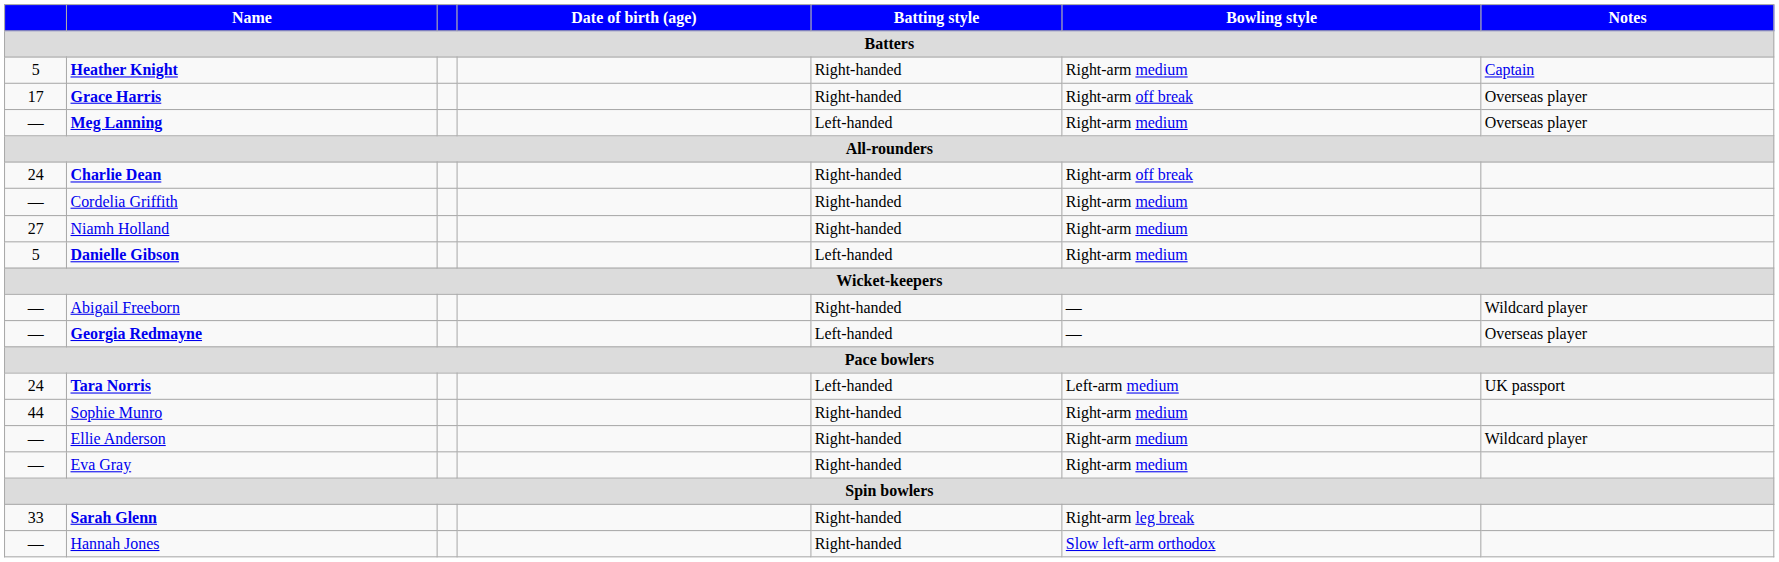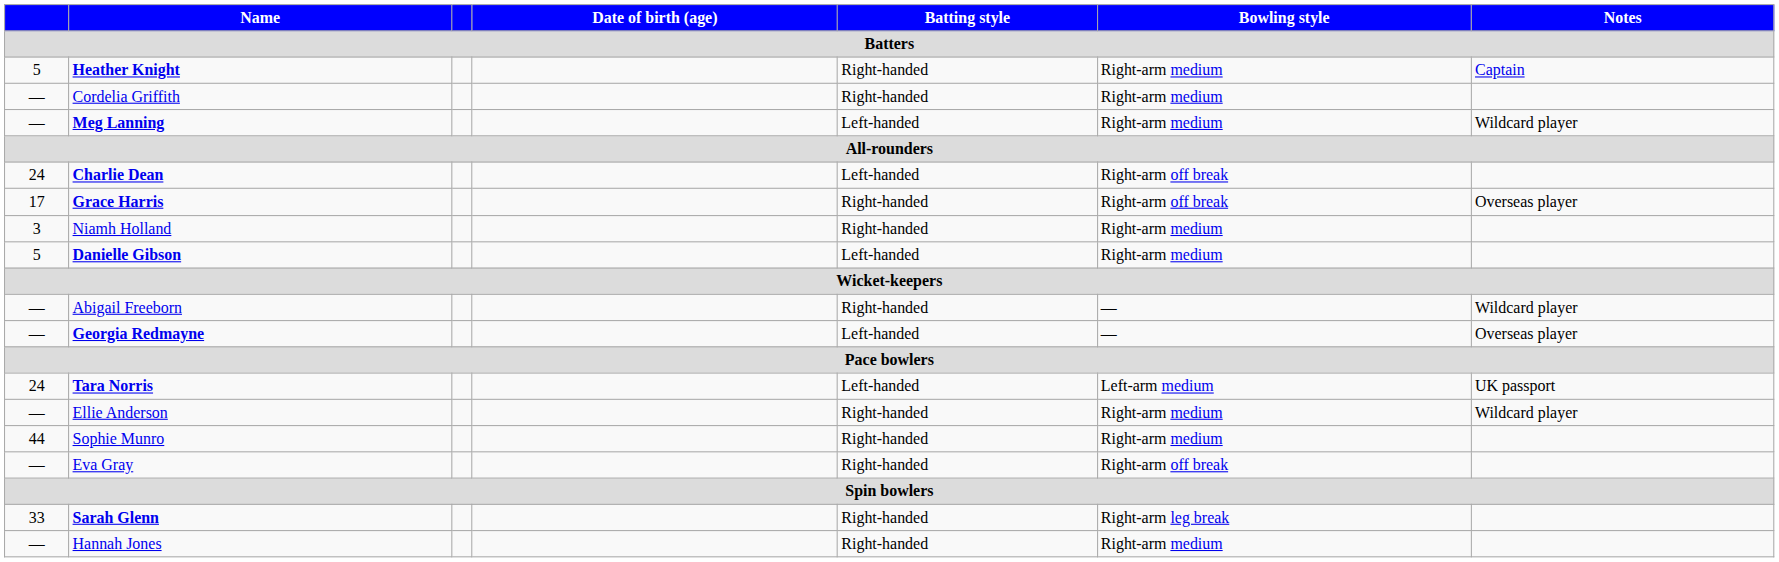rows swapped: (124, 202) <-> (116, 96)
(1536, 123) Overseas player -> (1526, 123) Wildcard player
(858, 175) Right-handed -> (880, 175) Left-handed
(36, 228) 27 -> (37, 228) 3
rows swapped: (116, 412) <-> (118, 438)
(1127, 465) Right-arm medium -> (1164, 465) Right-arm off break
(1141, 544) Slow left-arm orthodox -> (1162, 544) Right-arm medium
